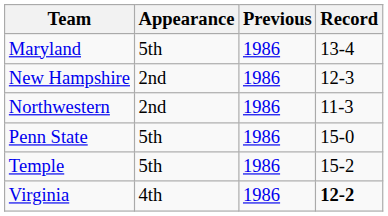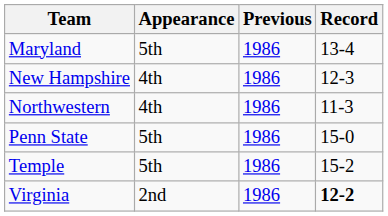(152, 78) 2nd -> (150, 78) 4th
(152, 107) 2nd -> (150, 107) 4th
(150, 195) 4th -> (152, 195) 2nd
